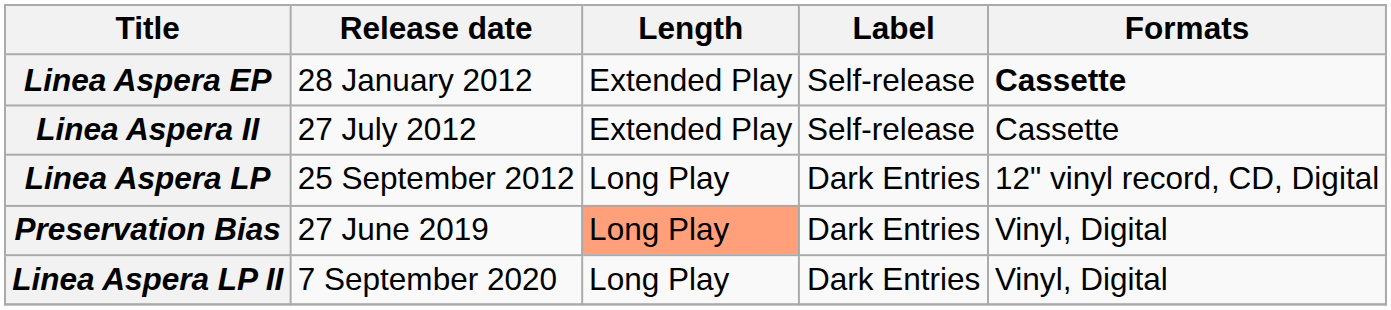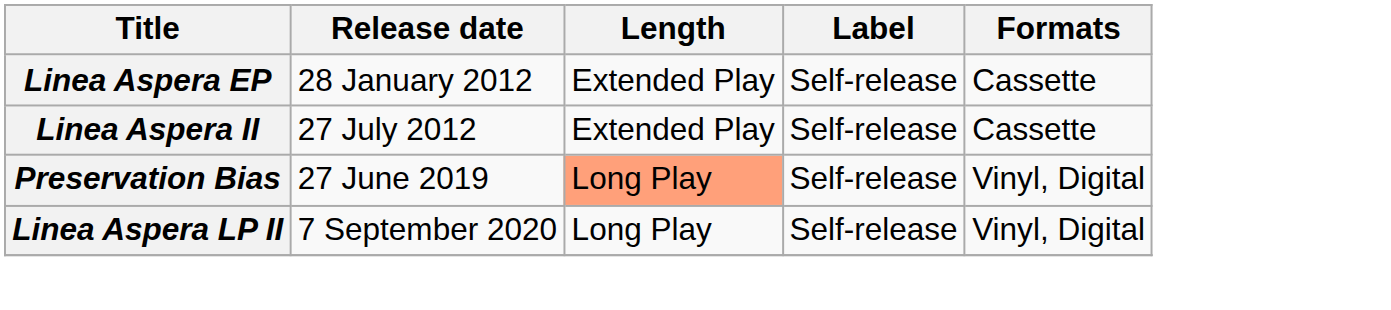(1061, 79) bold -> (1034, 79) normal
- row: (148, 179)
(894, 229) Dark Entries -> (874, 179) Self-release
(894, 279) Dark Entries -> (874, 229) Self-release
